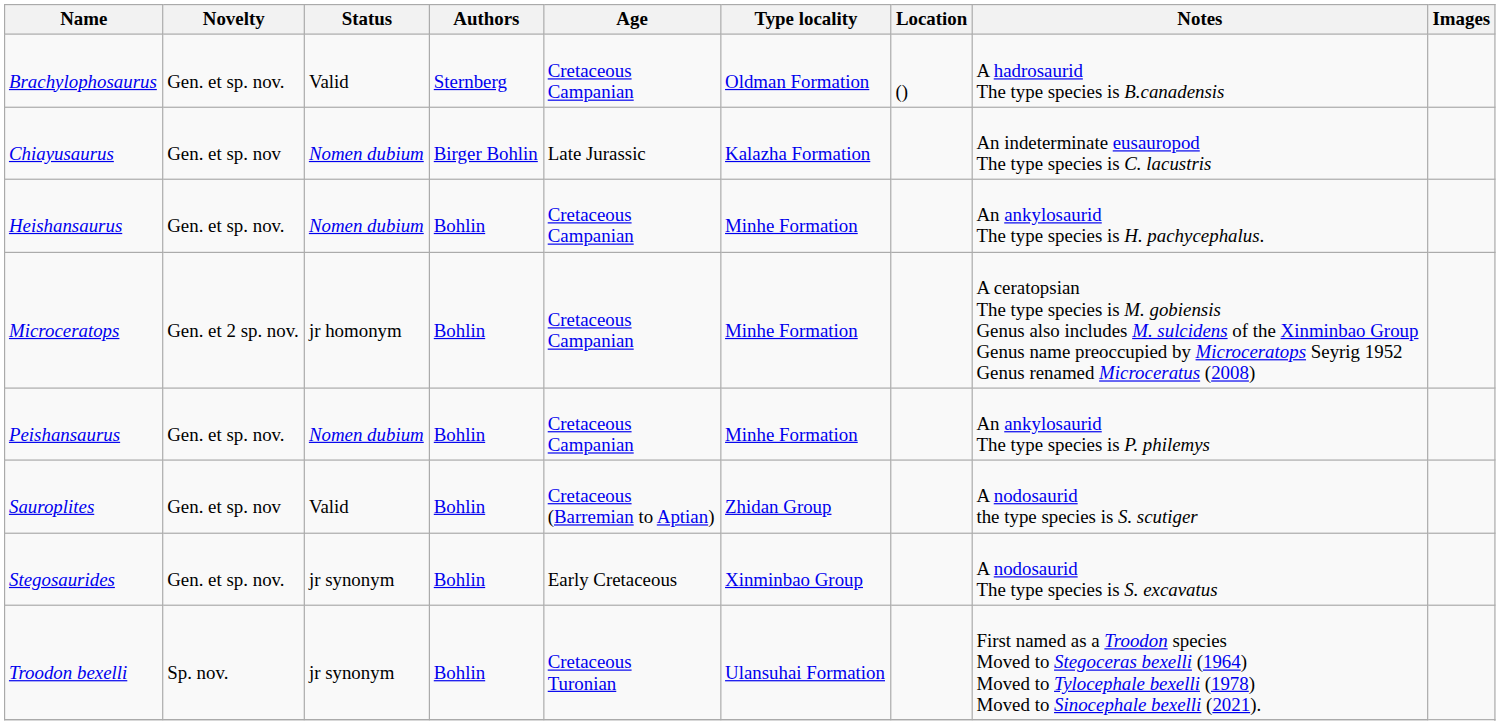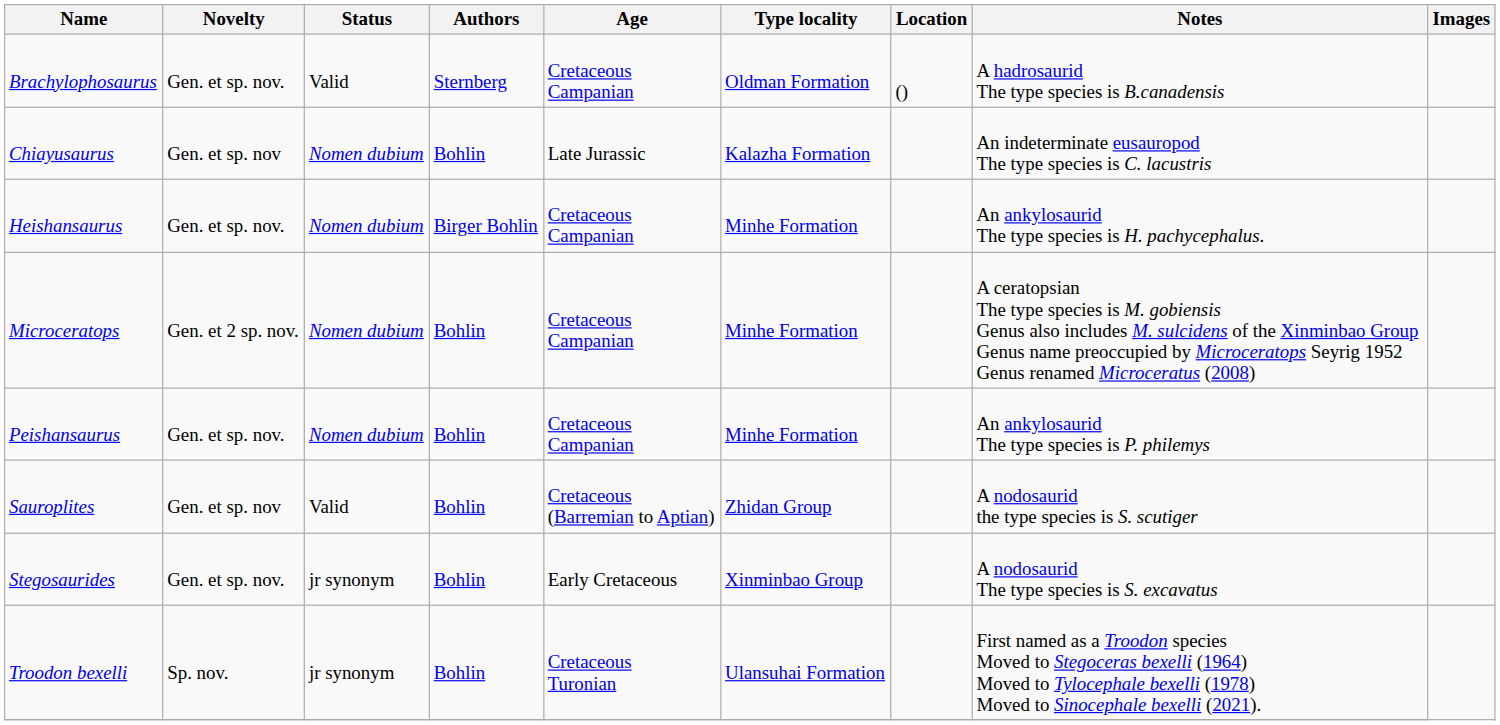(486, 153) Birger Bohlin -> (459, 153) Bohlin
(459, 226) Bohlin -> (486, 226) Birger Bohlin
(355, 330) jr homonym -> (366, 330) Nomen dubium
